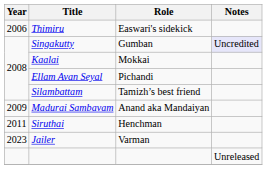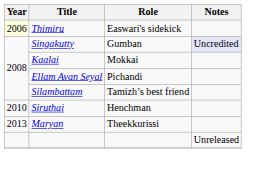(17, 28) no background -> (17, 28) lightyellow background
- row: (72, 108)
(17, 124) 2011 -> (17, 108) 2010
+ row: (47, 124)
- row: (43, 140)
